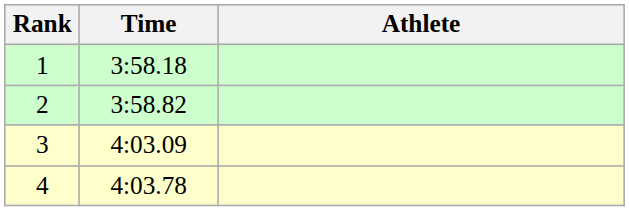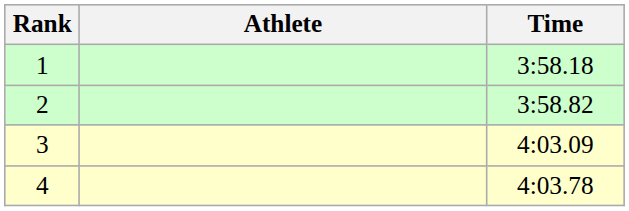columns swapped: (421, 24) <-> (149, 24)
